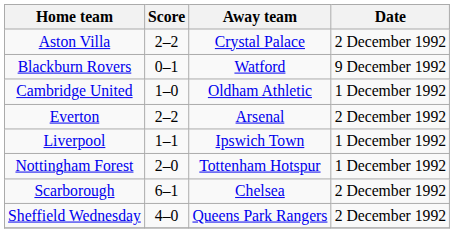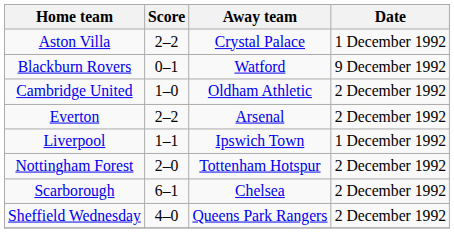(390, 41) 2 December 1992 -> (390, 41) 1 December 1992
(390, 91) 1 December 1992 -> (390, 91) 2 December 1992
(390, 166) 1 December 1992 -> (390, 166) 2 December 1992
